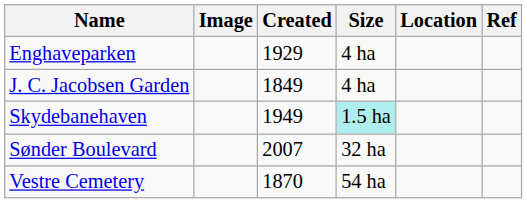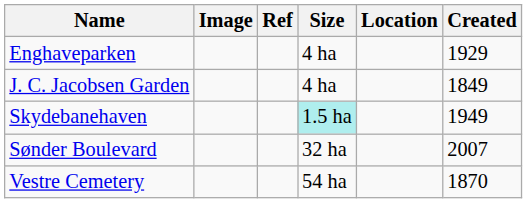columns swapped: (297, 20) <-> (502, 20)
